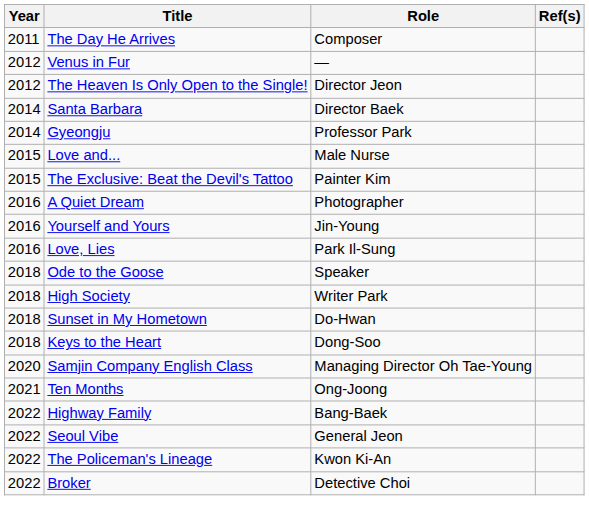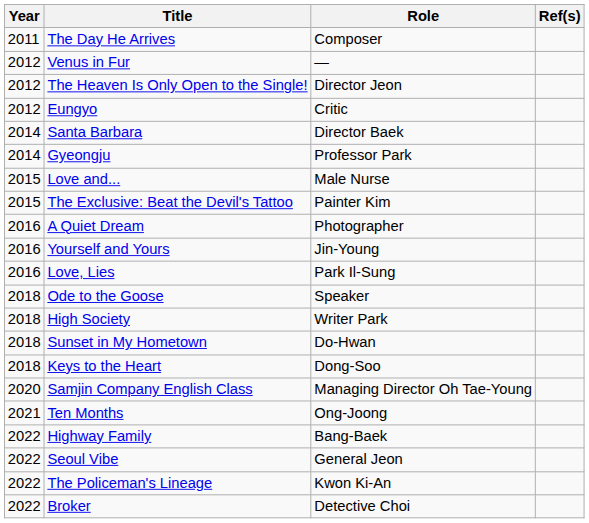+ row: (72, 109)
